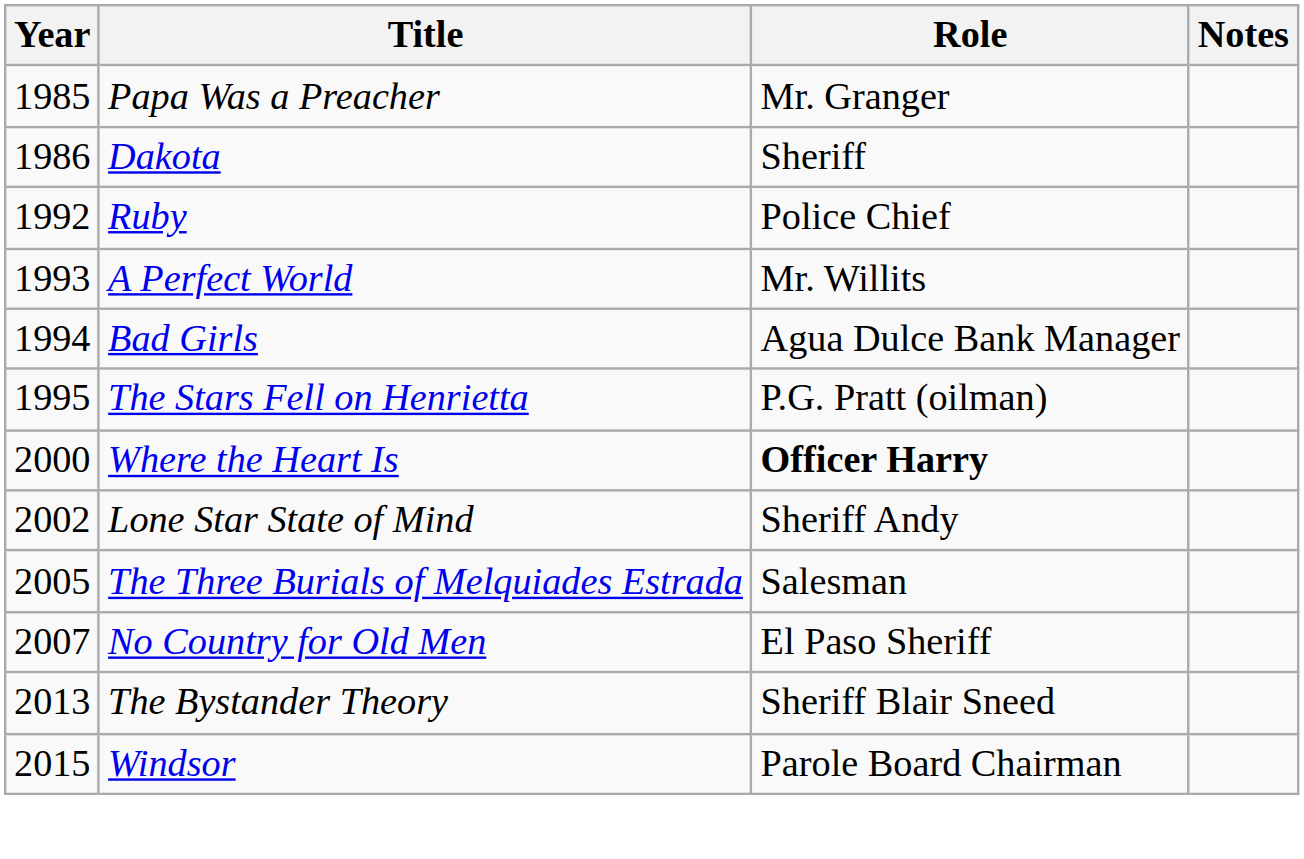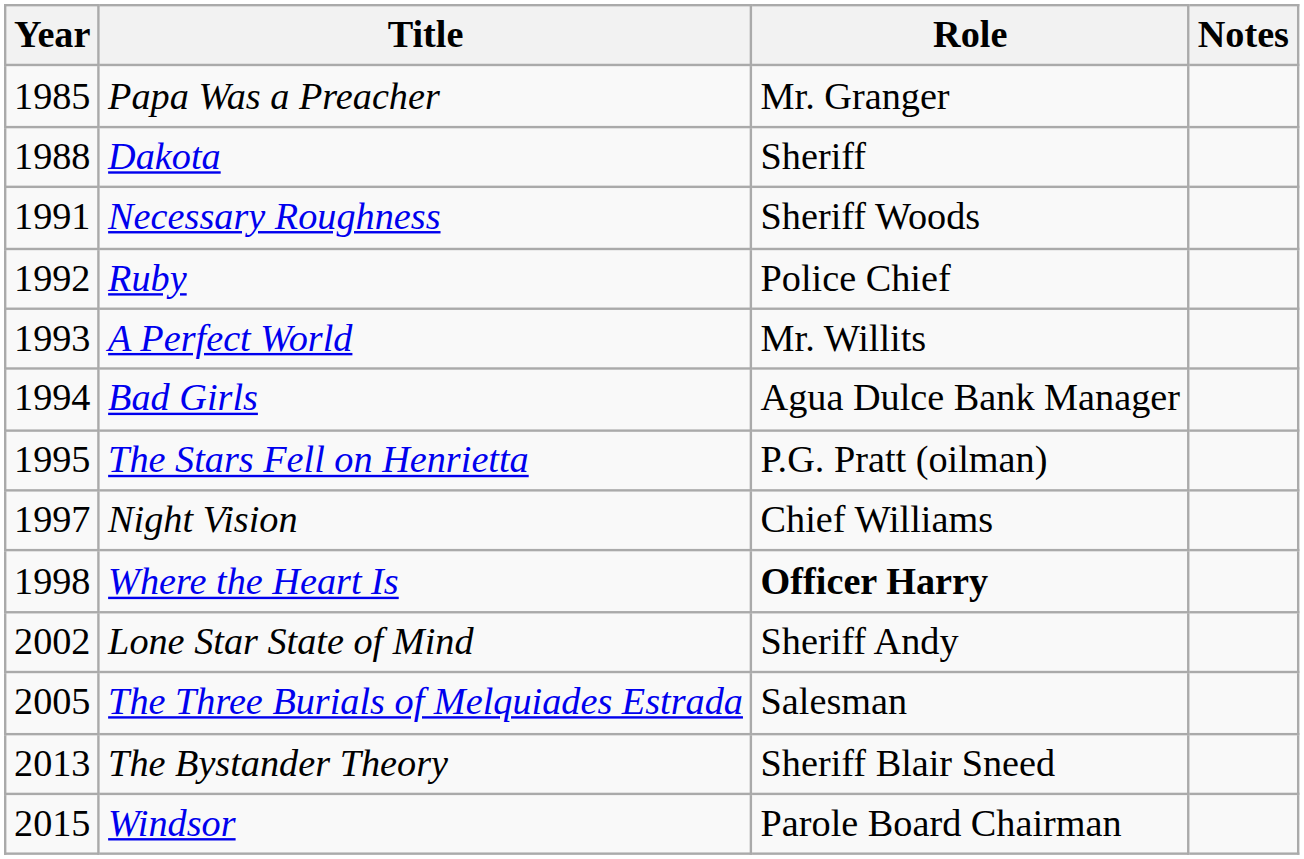(52, 156) 1986 -> (52, 156) 1988
+ row: (274, 216)
+ row: (203, 519)
(52, 459) 2000 -> (52, 580) 1998
- row: (297, 641)
